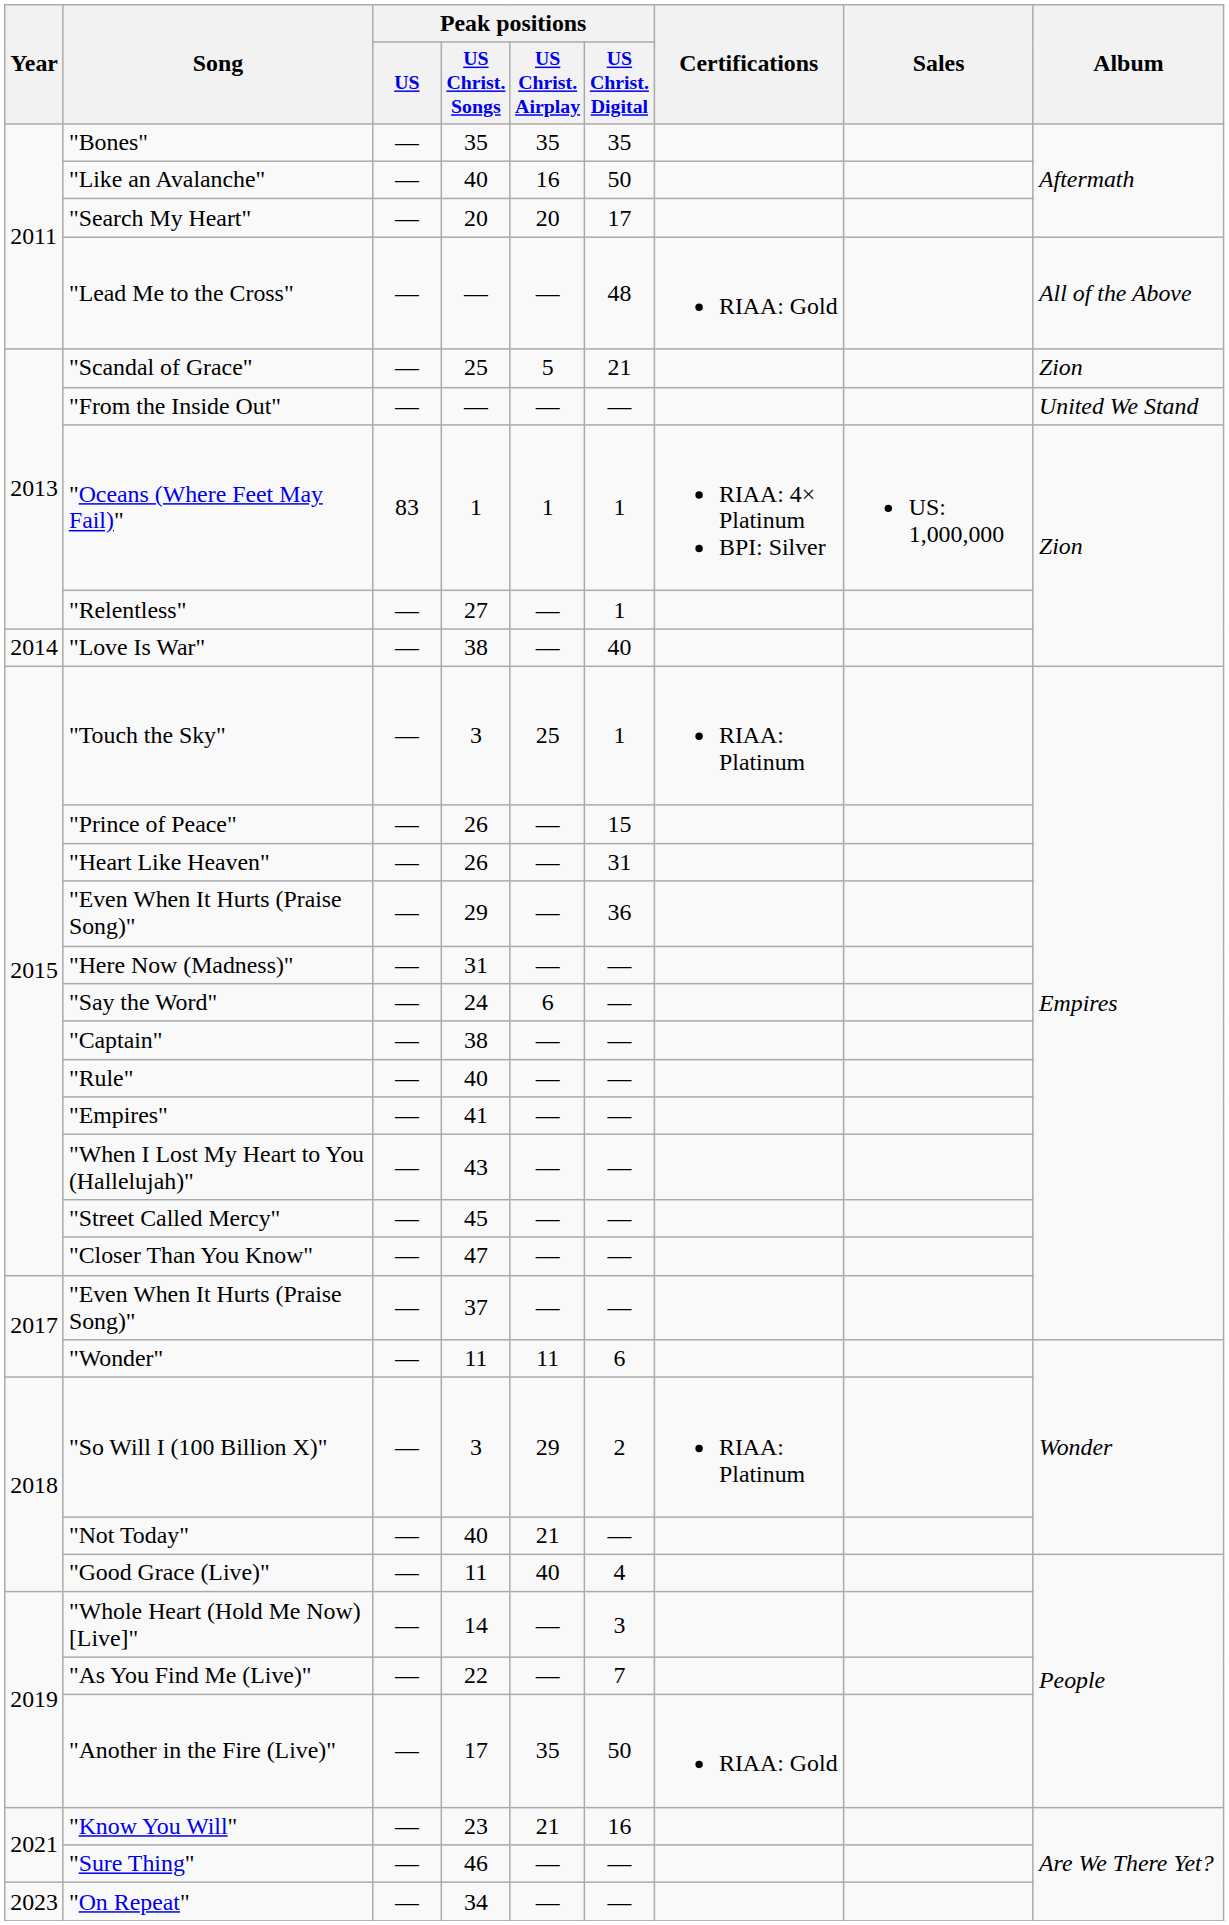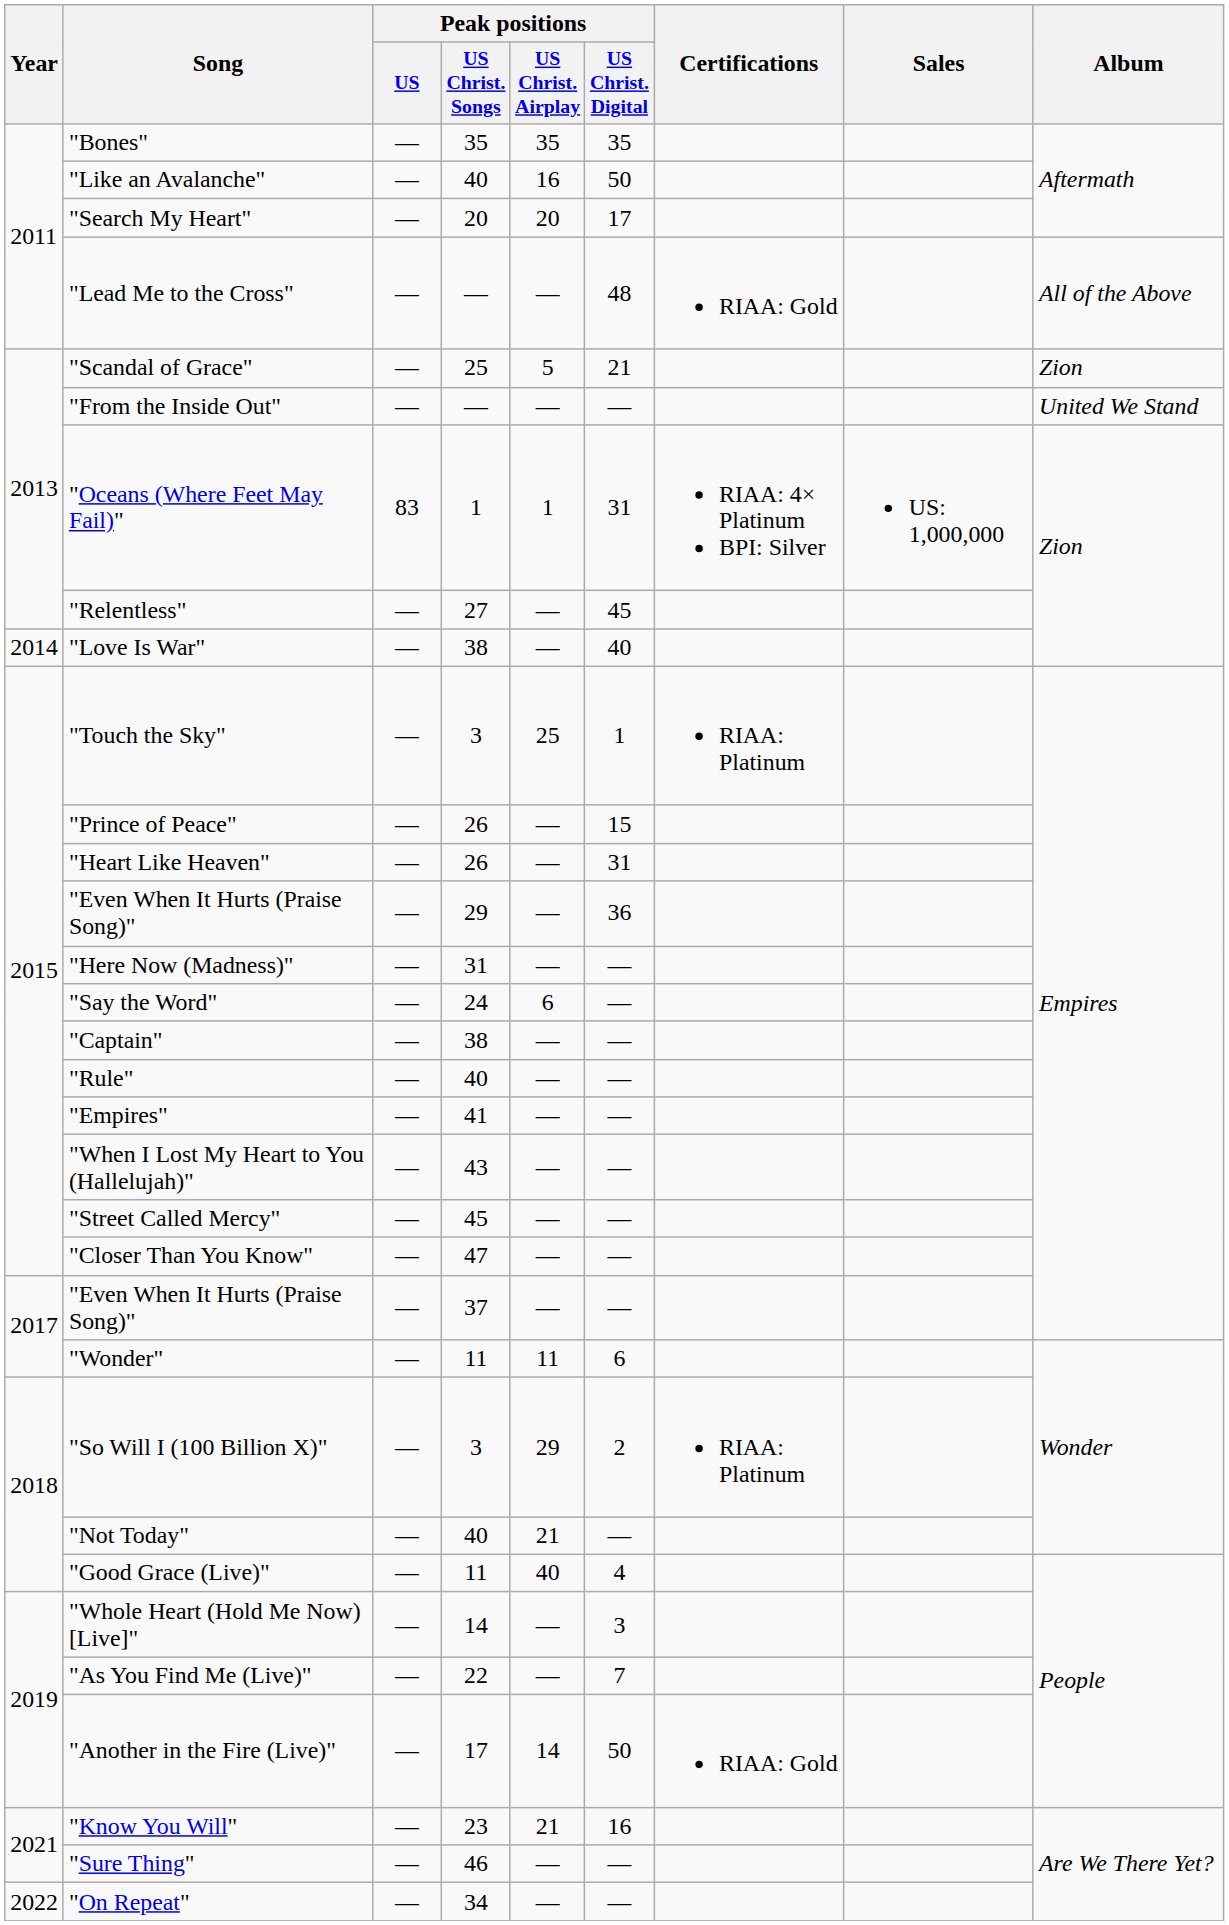(619, 507) 1 -> (619, 507) 31
(619, 609) 1 -> (619, 609) 45
(548, 1750) 35 -> (548, 1750) 14
(34, 1901) 2023 -> (34, 1901) 2022
